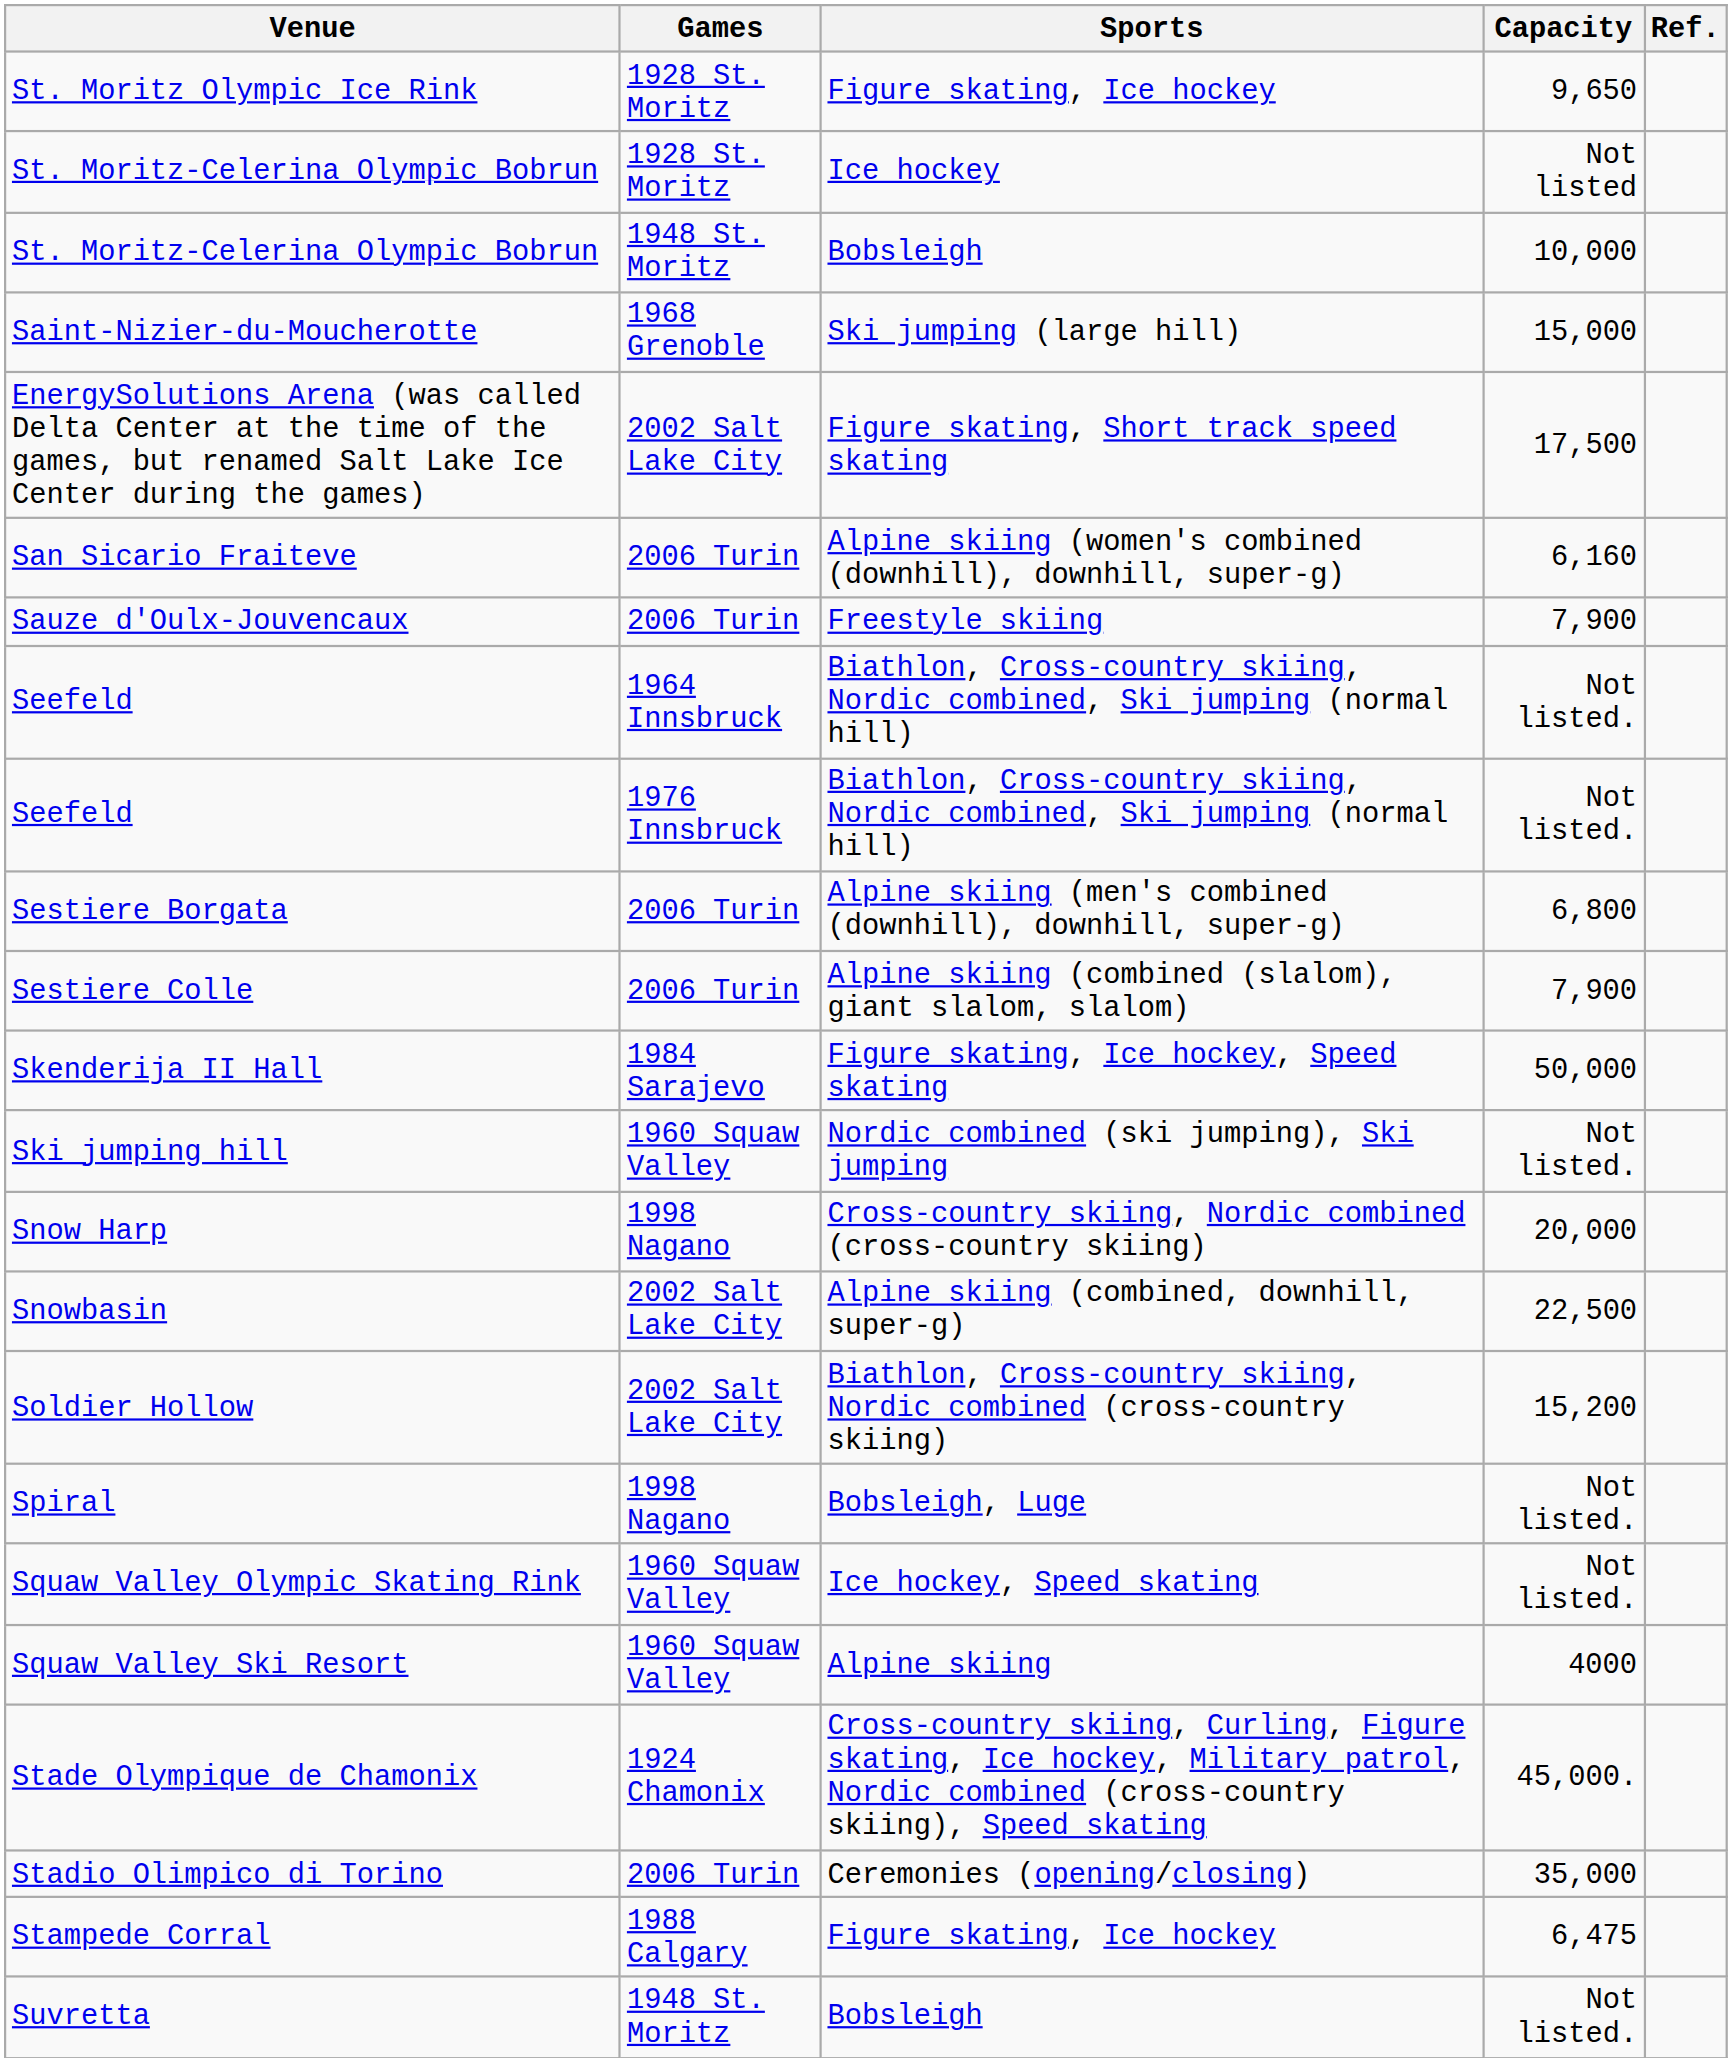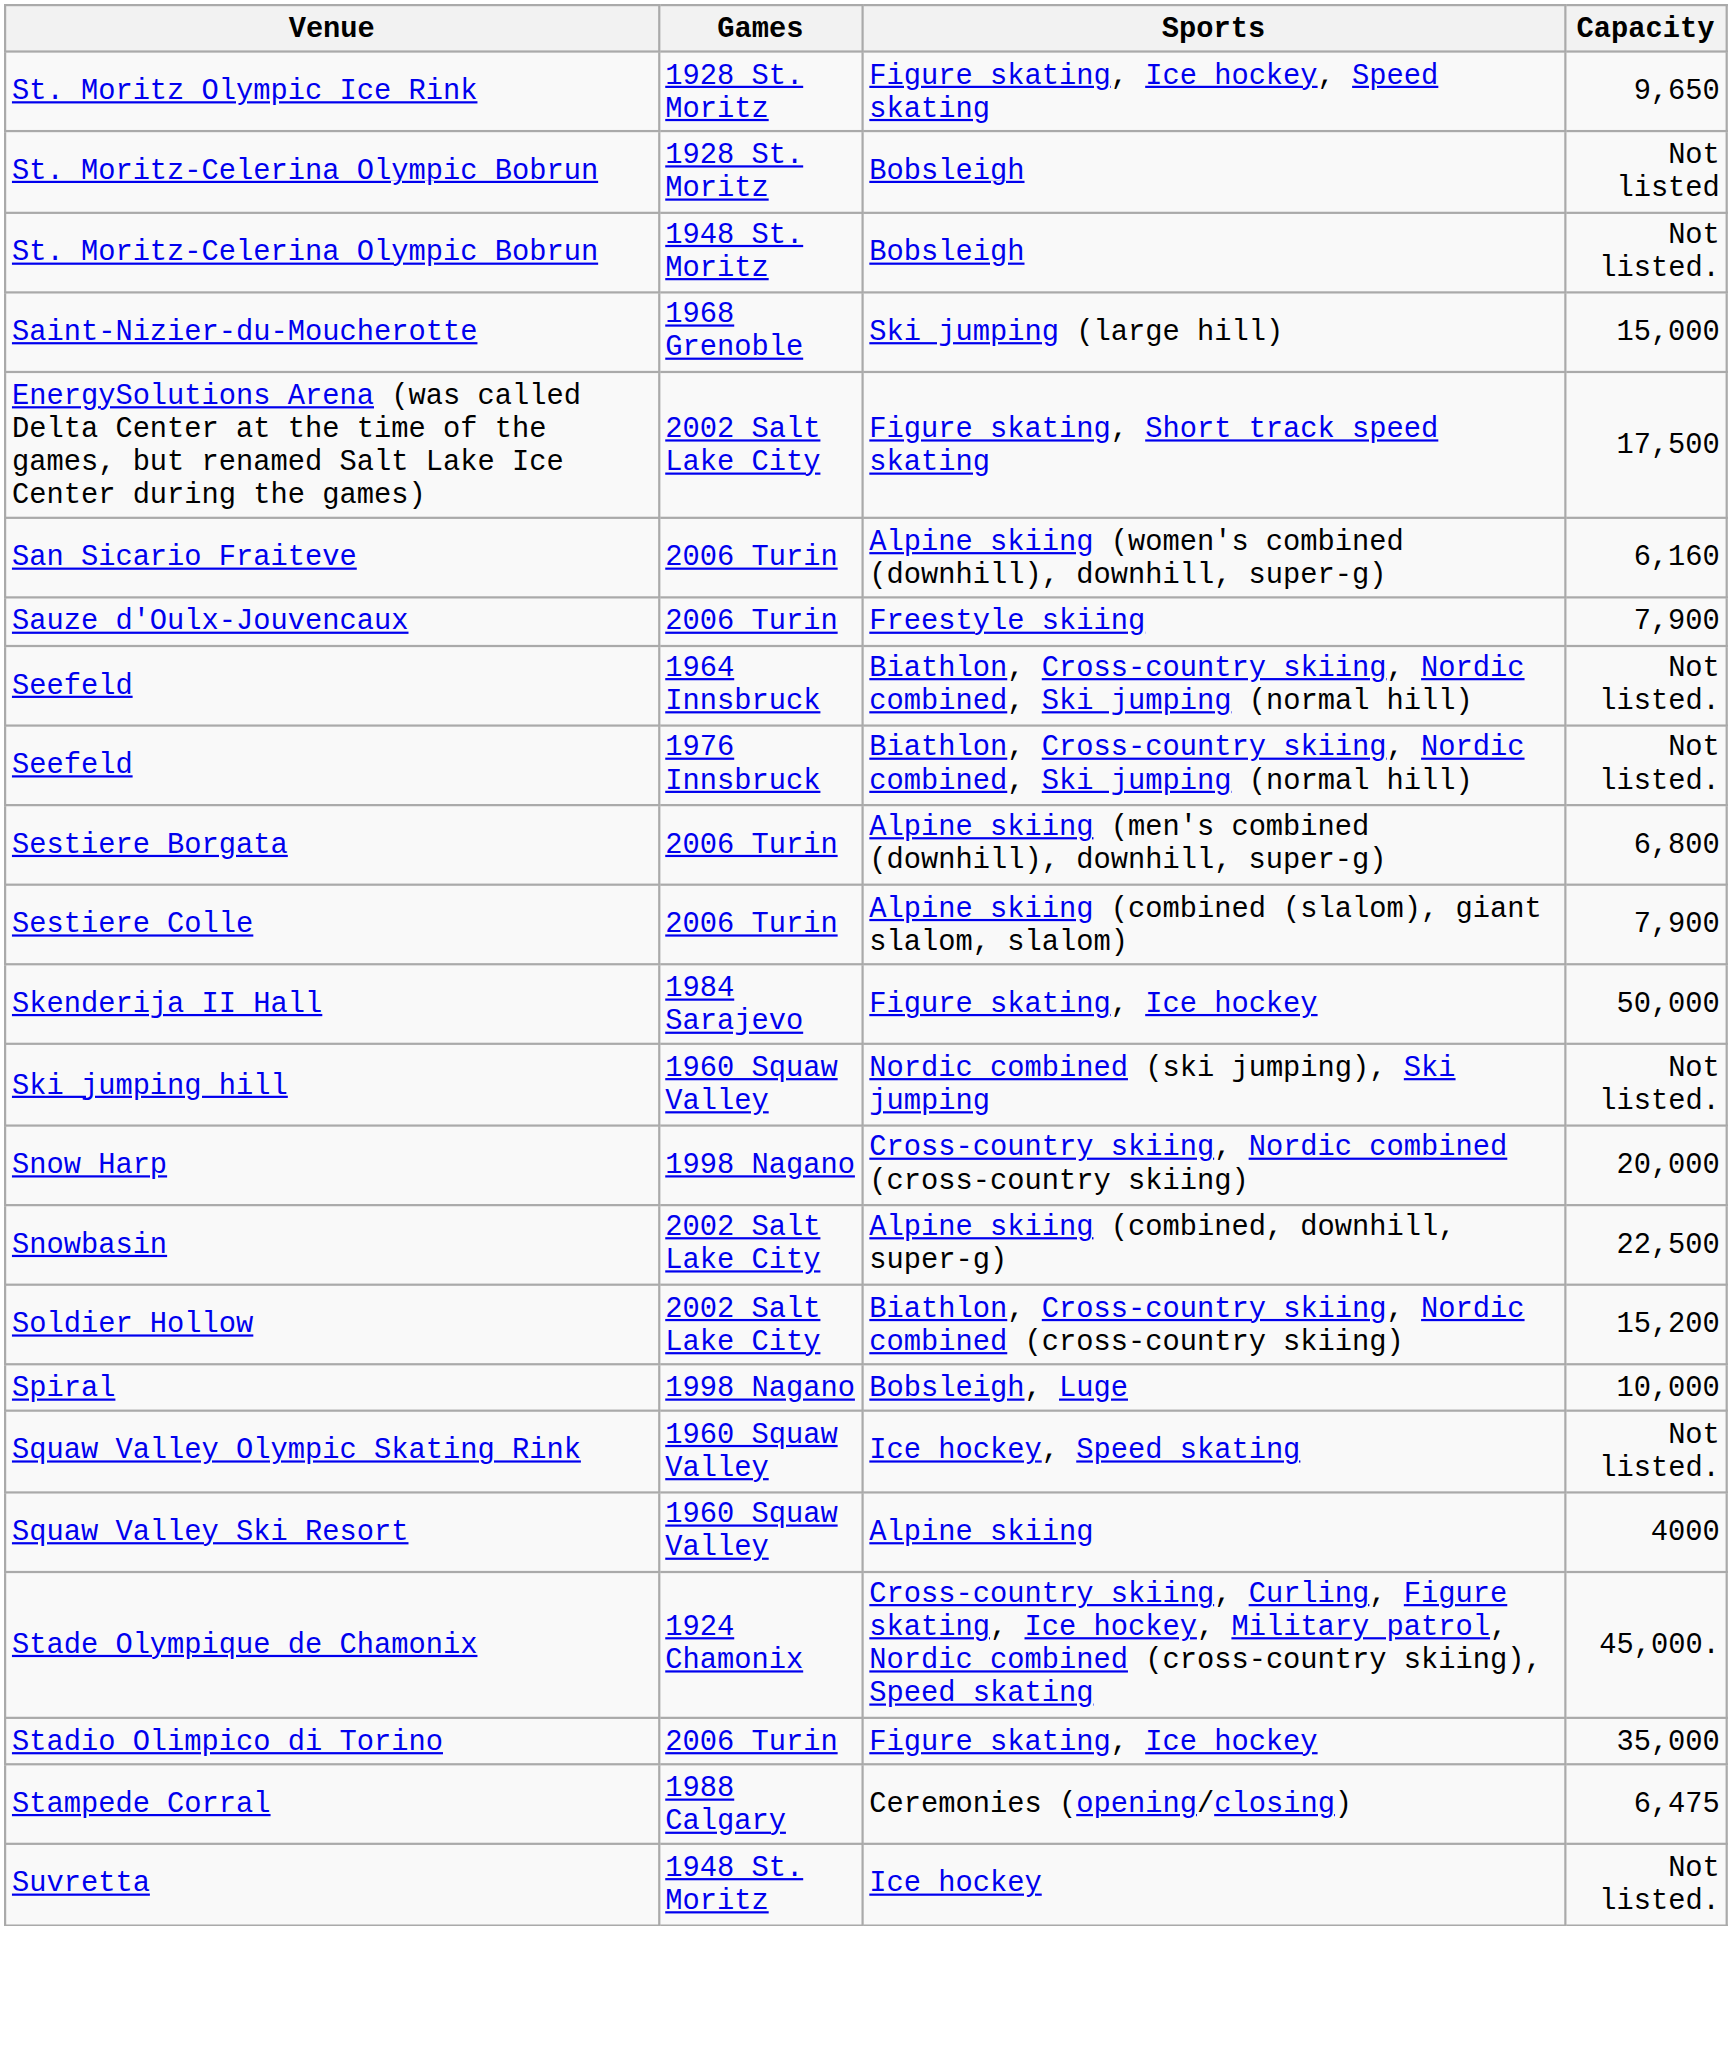- column: (1685, 29)
(1052, 92) Figure skating, Ice hockey -> (1154, 92) Figure skating, Ice hockey, Speed skating
(914, 172) Ice hockey -> (947, 172) Bobsleigh
(1585, 252) 10,000 -> (1660, 252) Not listed.
(1112, 1071) Figure skating, Ice hockey, Speed skating -> (1093, 1005) Figure skating, Ice hockey
(1577, 1504) Not listed. -> (1668, 1388) 10,000
(1069, 1874) Ceremonies (opening/closing) -> (1093, 1741) Figure skating, Ice hockey
(1052, 1937) Figure skating, Ice hockey -> (1111, 1805) Ceremonies (opening/closing)
(905, 2017) Bobsleigh -> (956, 1885) Ice hockey
